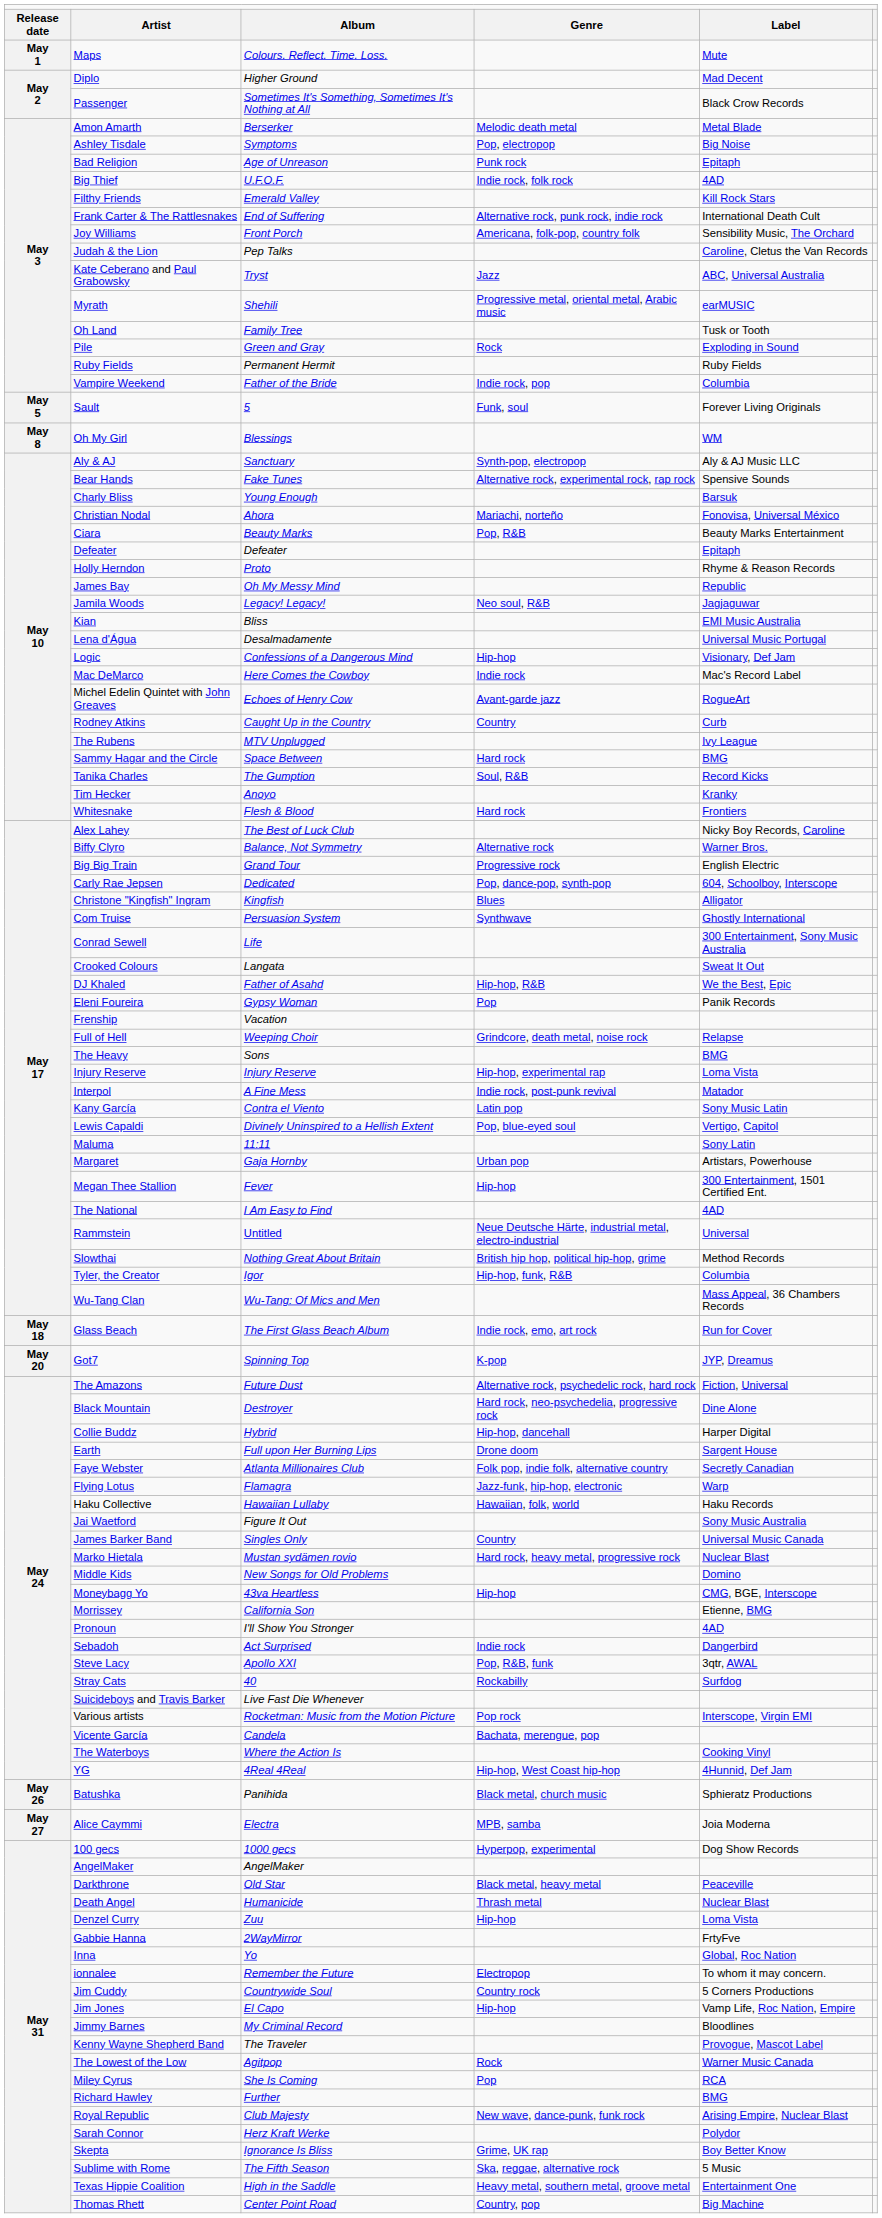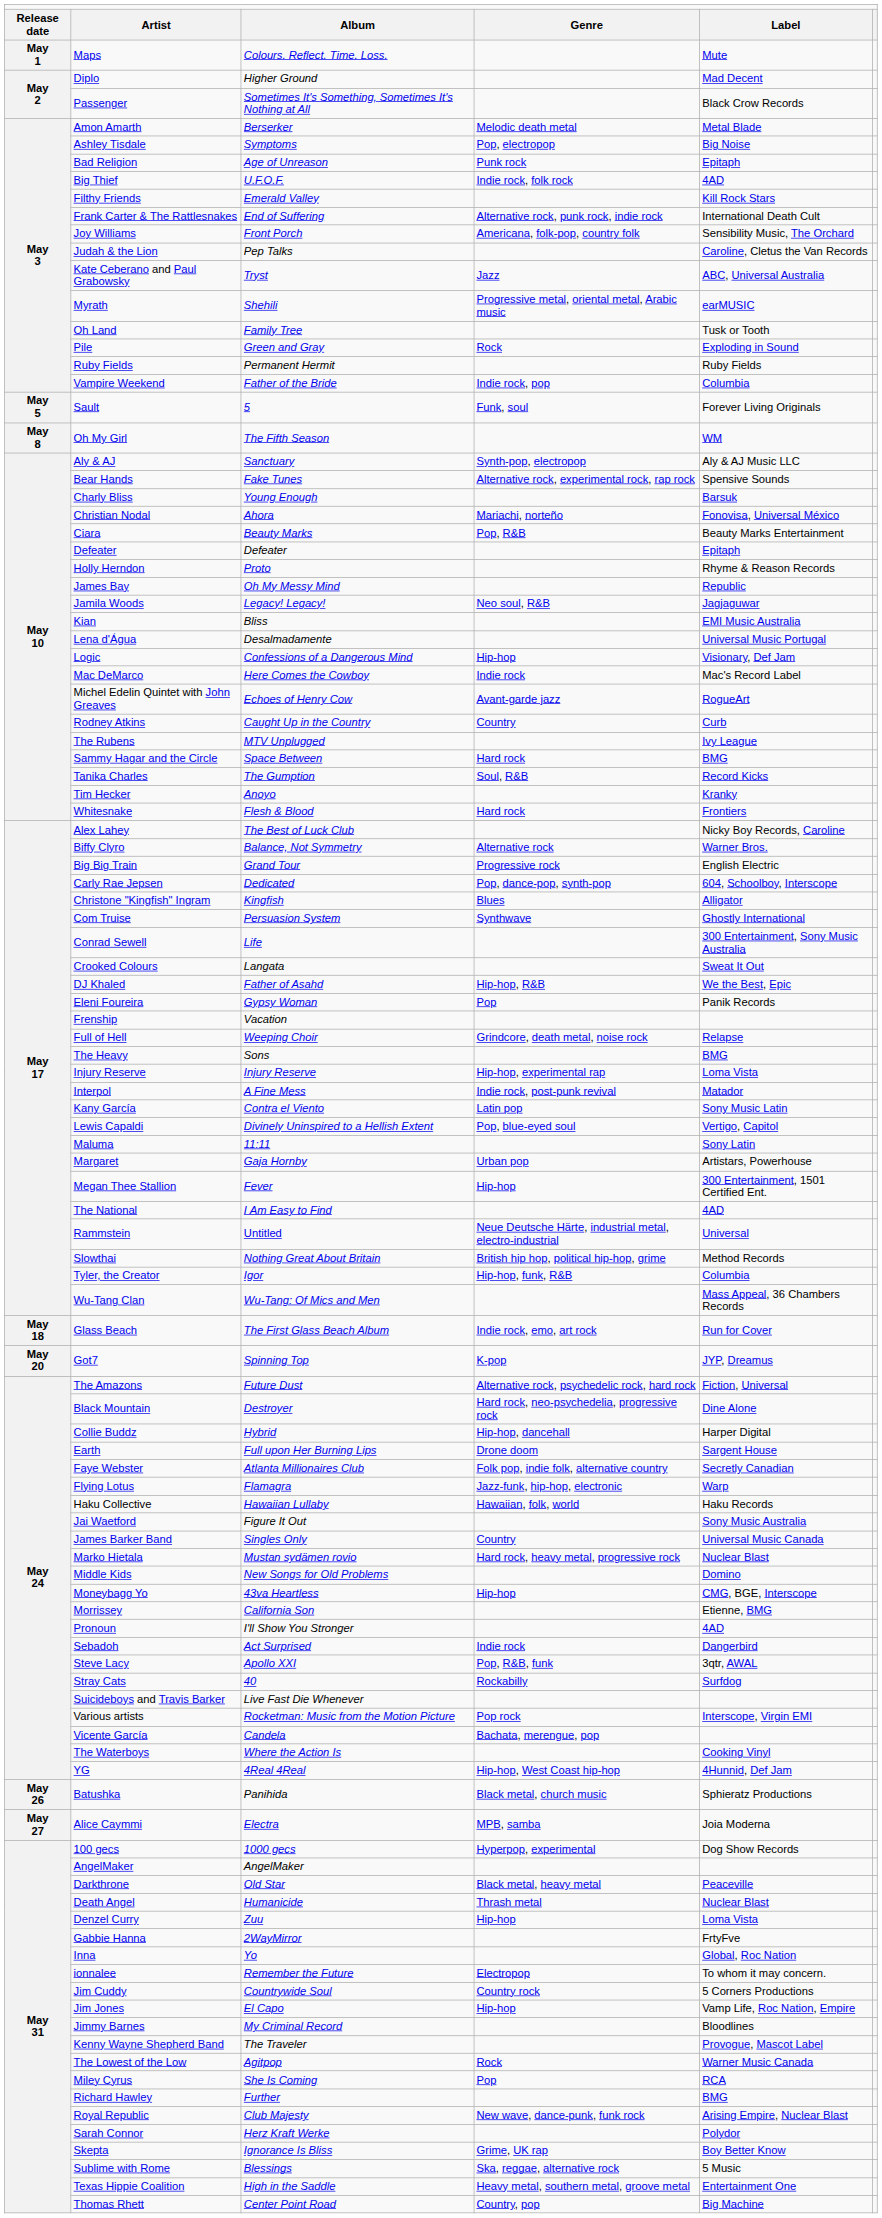(268, 437) Blessings -> (287, 437) The Fifth Season
(287, 2168) The Fifth Season -> (268, 2168) Blessings
